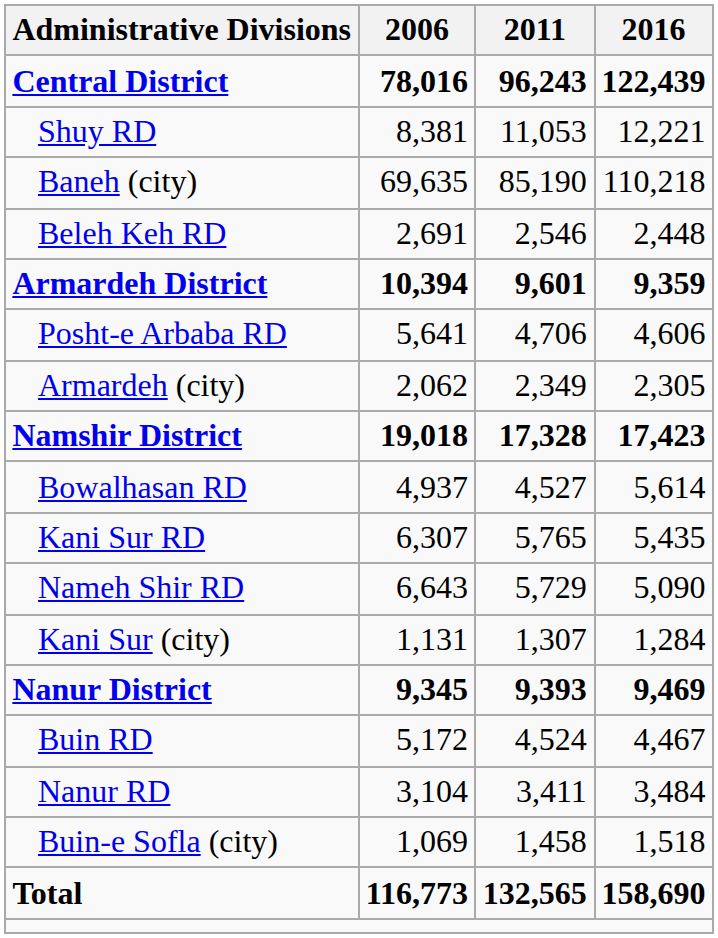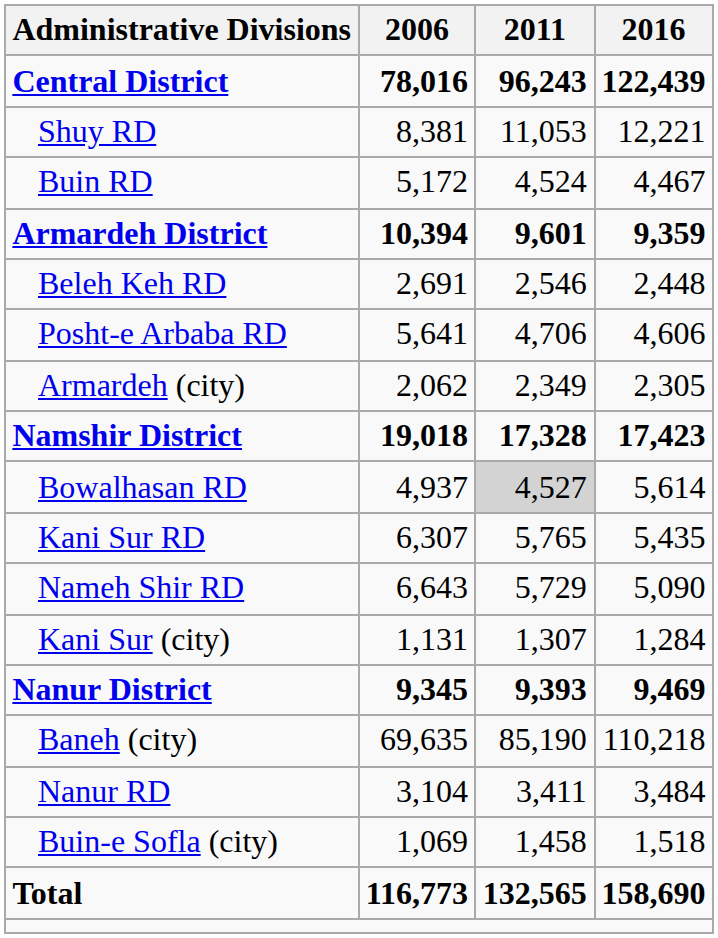rows swapped: (118, 182) <-> (95, 740)
rows swapped: (140, 283) <-> (132, 232)
(551, 486) no background -> (551, 486) lightgrey background
